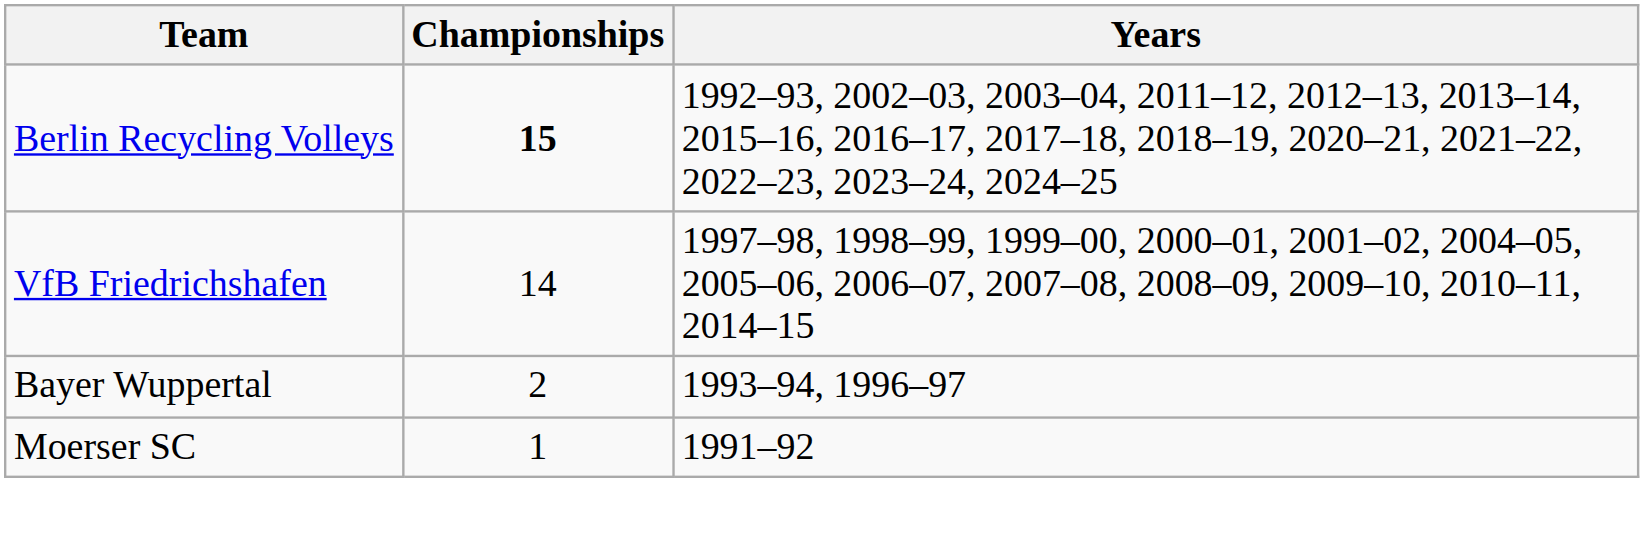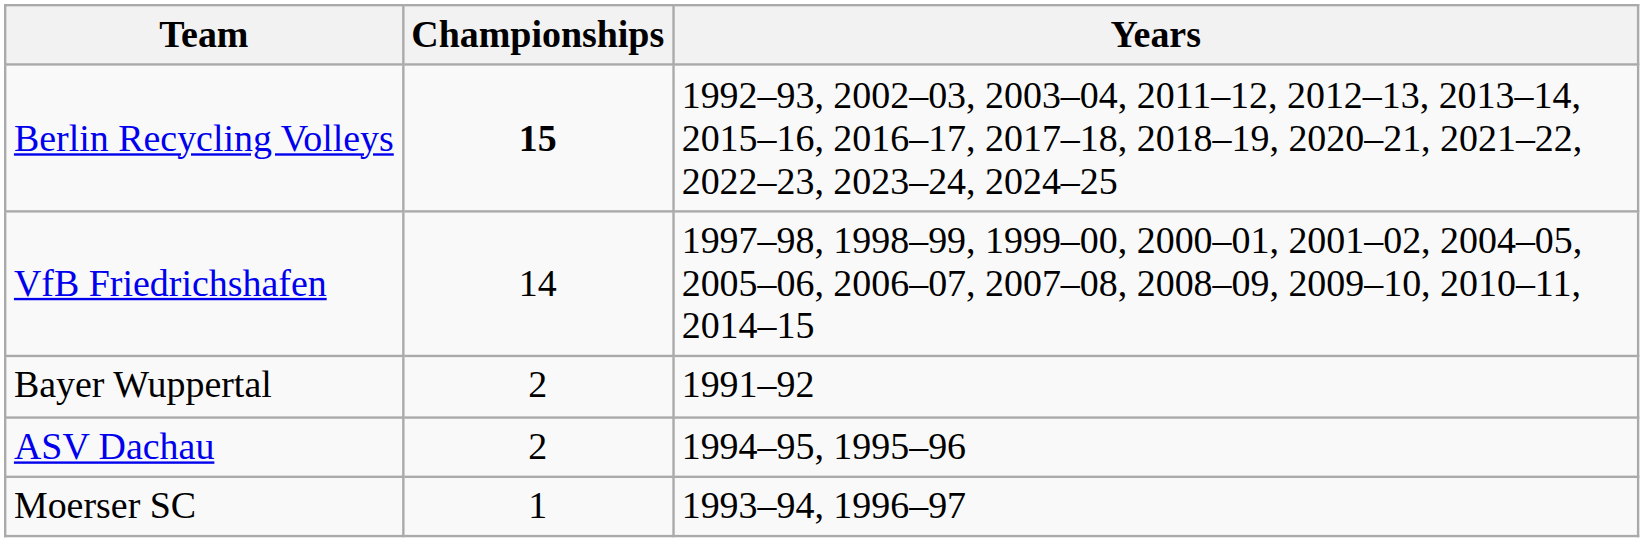(824, 385) 1993–94, 1996–97 -> (748, 385) 1991–92
+ row: (114, 445)
(748, 445) 1991–92 -> (824, 505) 1993–94, 1996–97
